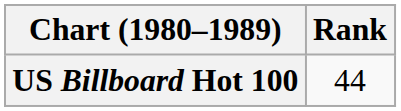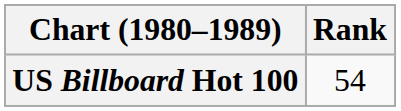(350, 79) 44 -> (350, 79) 54
